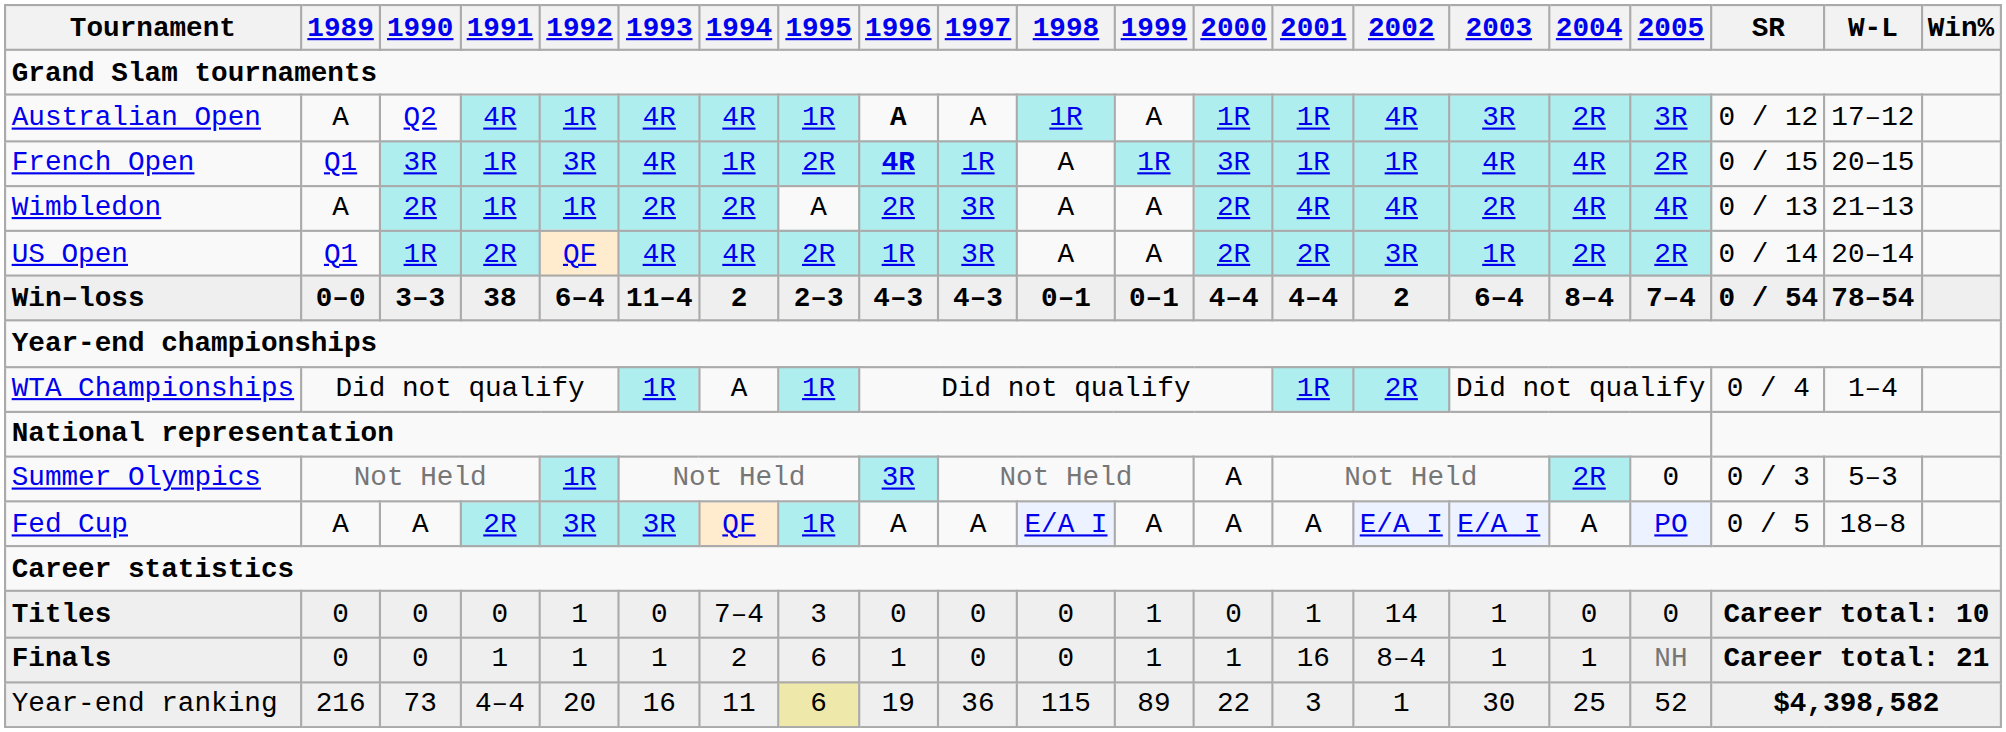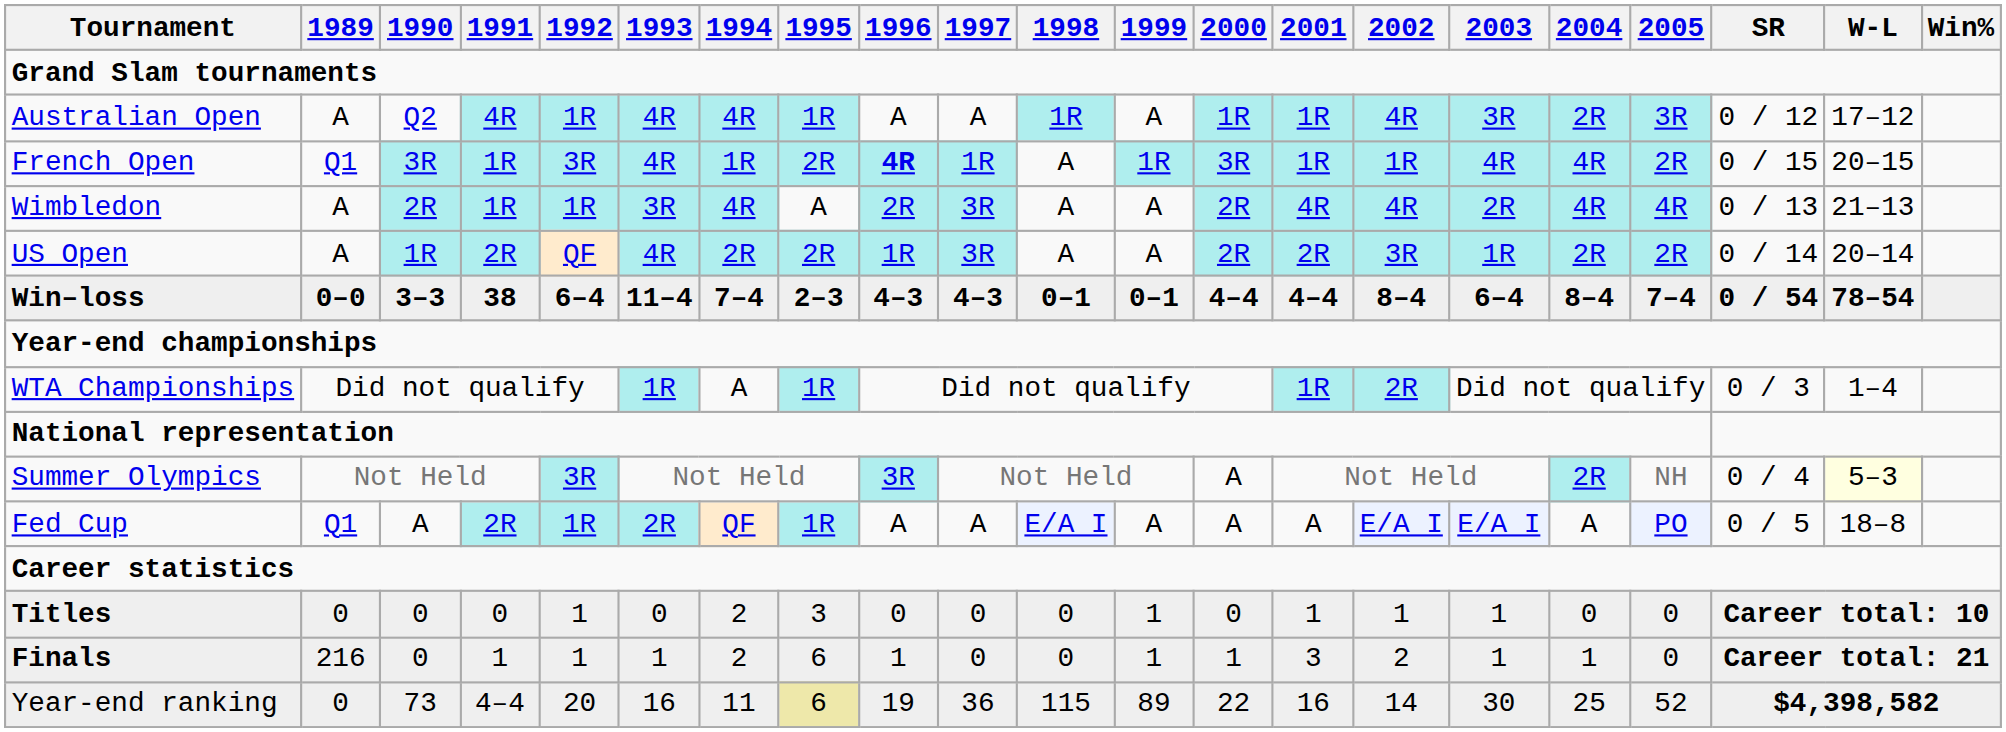(898, 118) bold -> (898, 118) normal
(659, 208) 2R -> (659, 208) 3R
(739, 208) 2R -> (739, 208) 4R
(341, 253) Q1 -> (341, 253) A
(739, 253) 4R -> (739, 253) 2R
(739, 298) 2 -> (739, 298) 7–4
(1401, 298) 2 -> (1401, 298) 8–4
(1768, 389) 0 / 4 -> (1768, 389) 0 / 3
(580, 479) 1R -> (580, 479) 3R
(1671, 479) 0 -> (1671, 479) NH
(1768, 479) 0 / 3 -> (1768, 479) 0 / 4
(1873, 479) no background -> (1873, 479) lightyellow background
(341, 524) A -> (341, 524) Q1
(580, 524) 3R -> (580, 524) 1R
(659, 524) 3R -> (659, 524) 2R
(739, 614) 7–4 -> (739, 614) 2
(1401, 614) 14 -> (1401, 614) 1
(341, 659) 0 -> (341, 659) 216
(1313, 659) 16 -> (1313, 659) 3
(1401, 659) 8–4 -> (1401, 659) 2
(1671, 659) NH -> (1671, 659) 0
(341, 705) 216 -> (341, 705) 0
(1313, 705) 3 -> (1313, 705) 16
(1401, 705) 1 -> (1401, 705) 14
